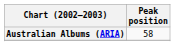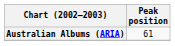(148, 34) 58 -> (148, 34) 61
